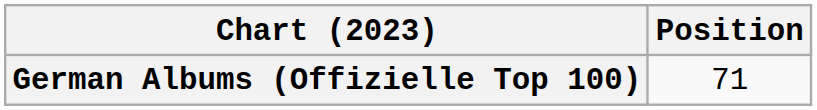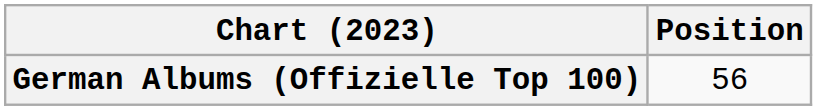(730, 81) 71 -> (730, 81) 56
